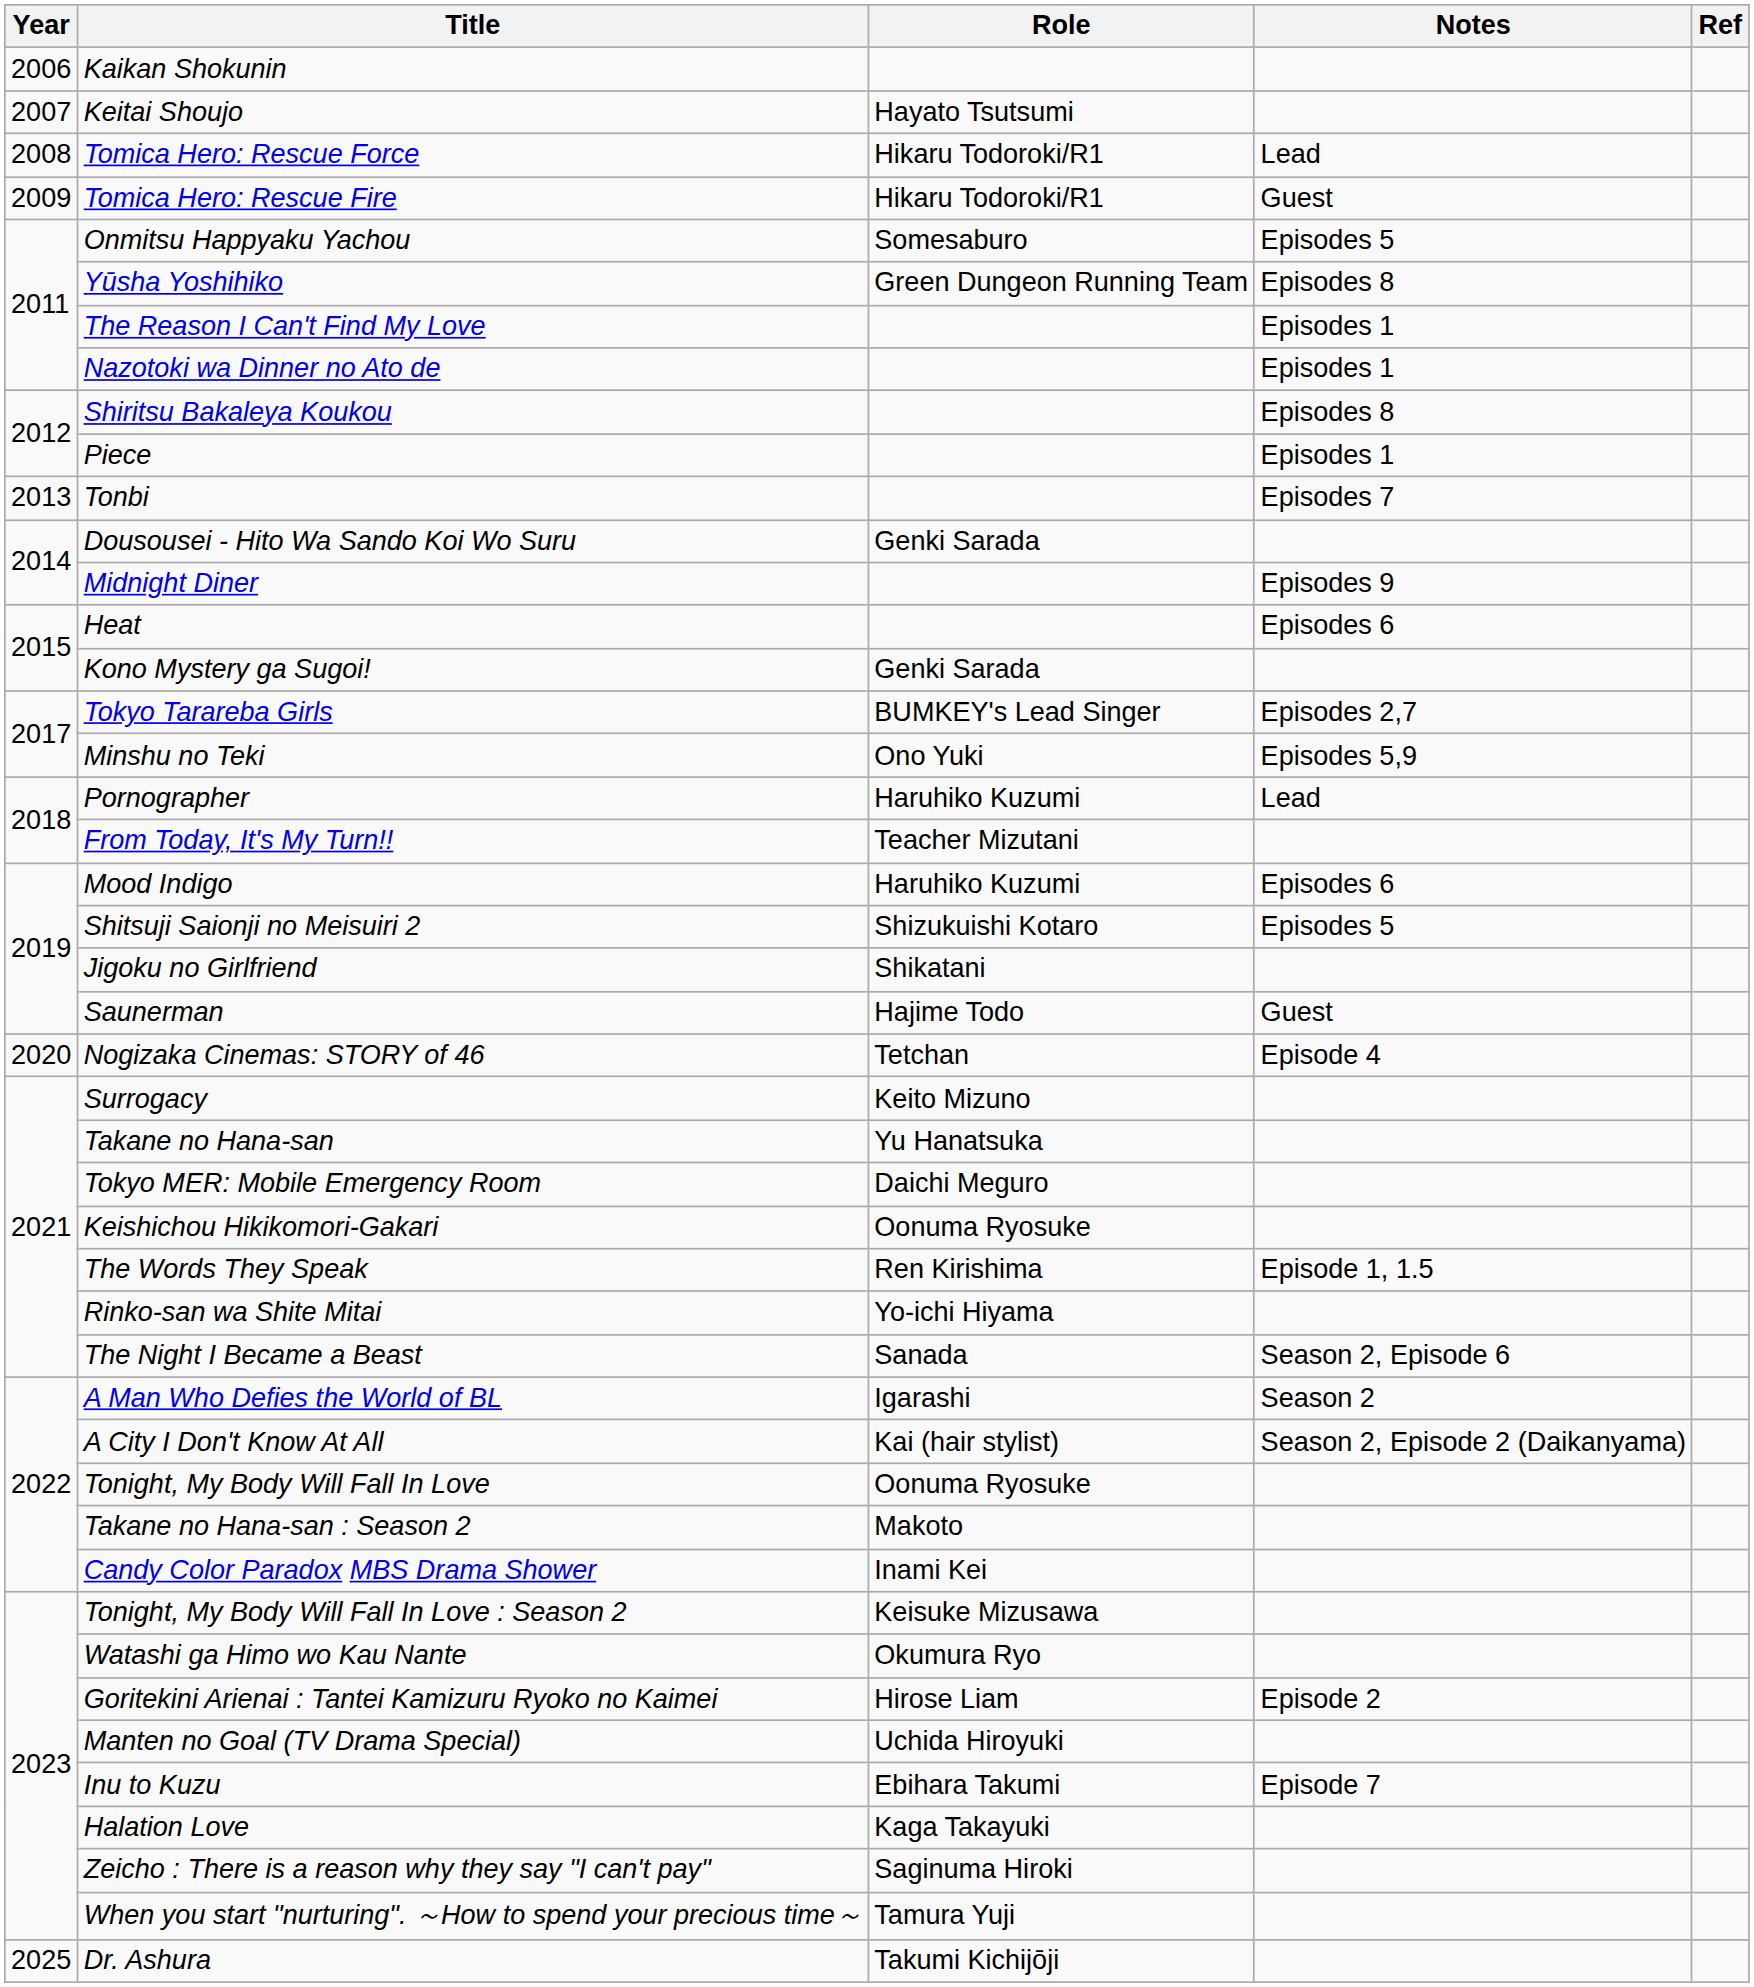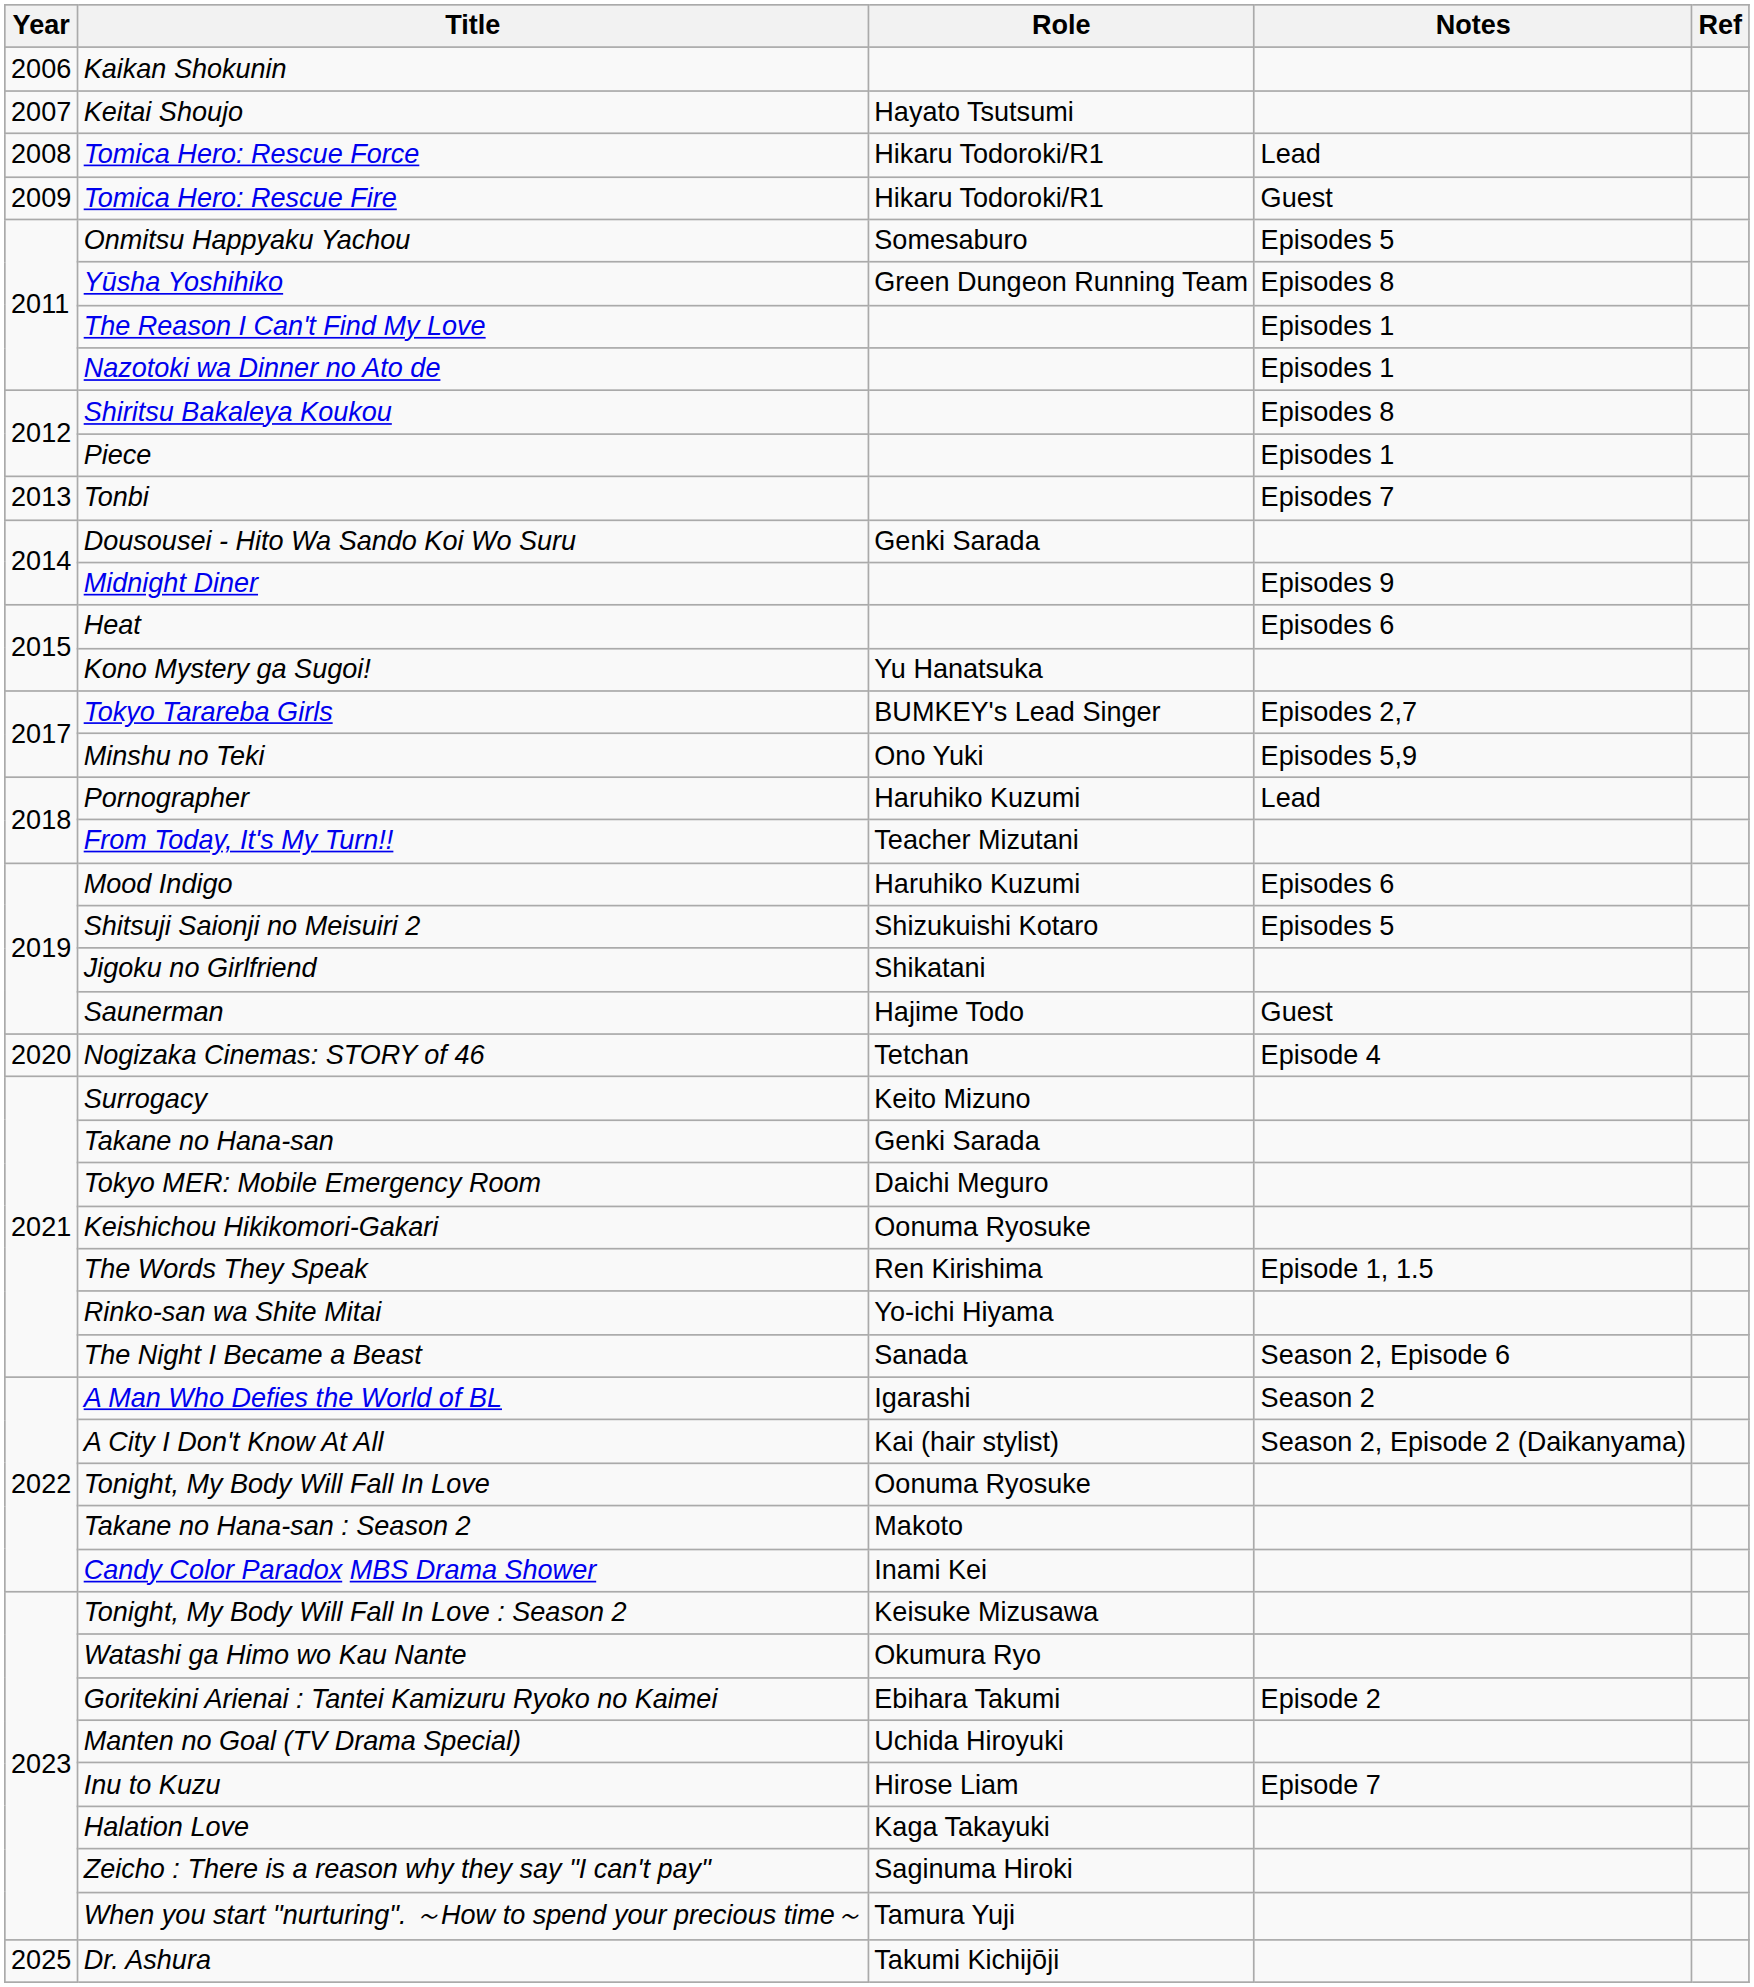(957, 669) Genki Sarada -> (959, 669) Yu Hanatsuka
(959, 1140) Yu Hanatsuka -> (957, 1140) Genki Sarada
(946, 1698) Hirose Liam -> (967, 1698) Ebihara Takumi
(967, 1784) Ebihara Takumi -> (946, 1784) Hirose Liam
